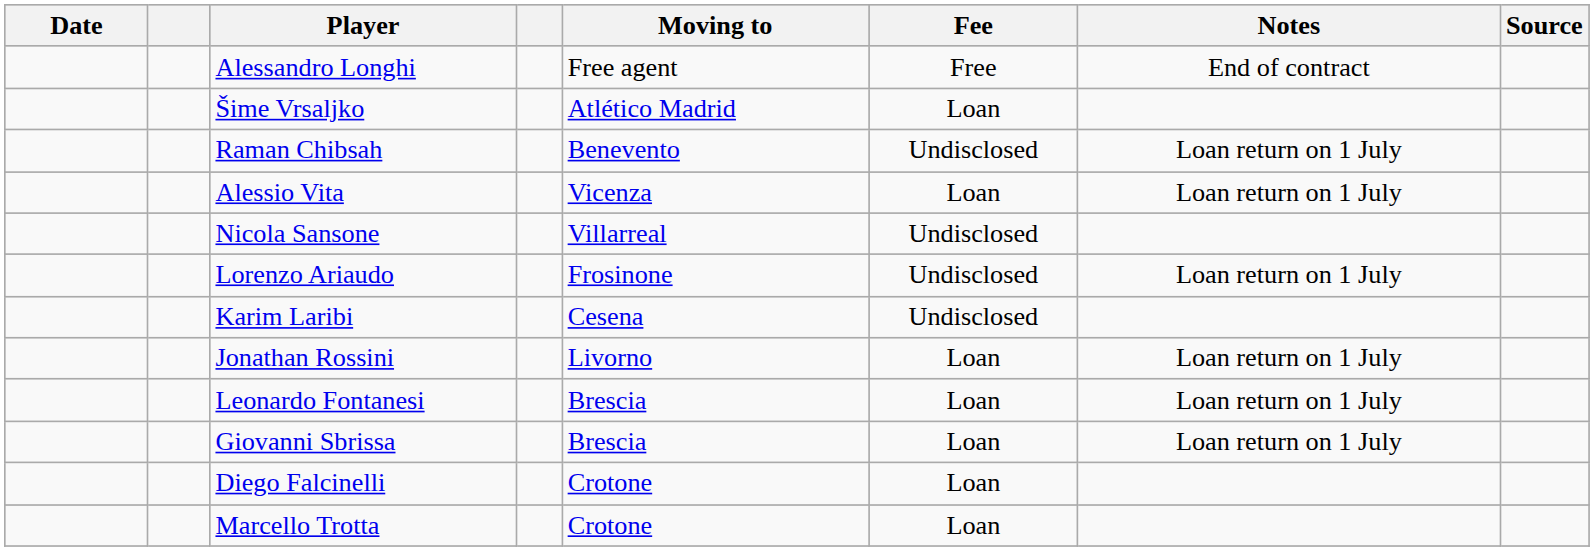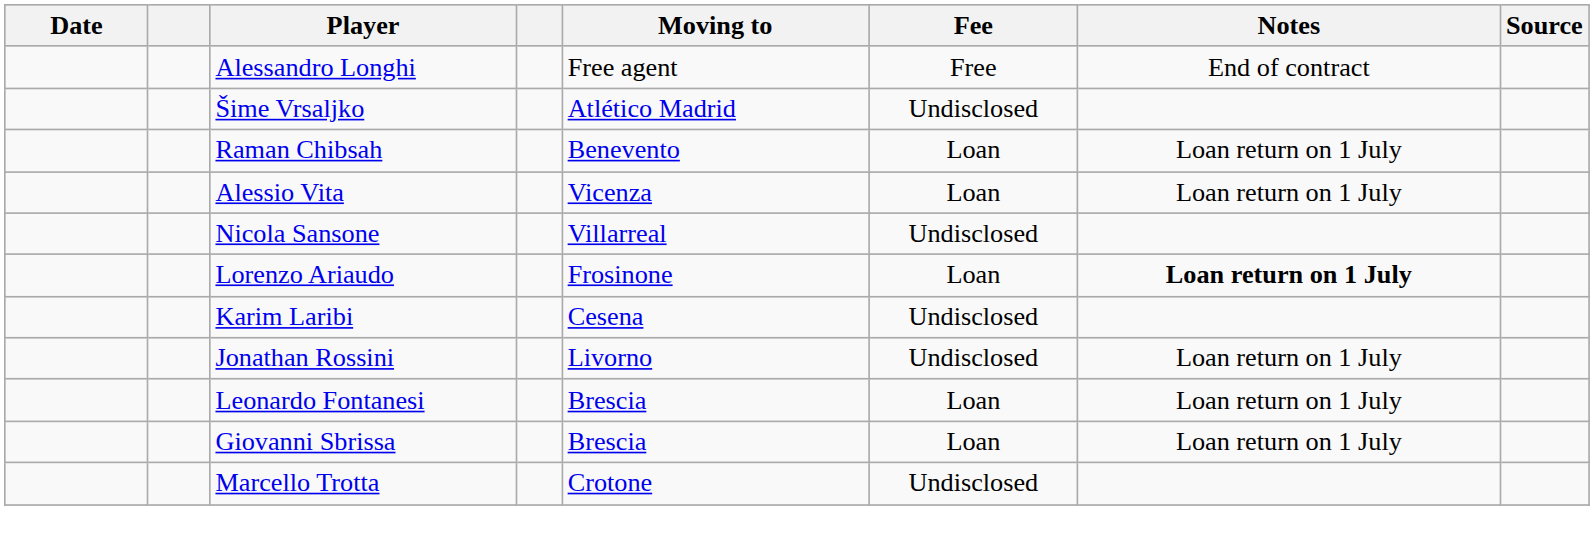(973, 108) Loan -> (973, 108) Undisclosed
(973, 150) Undisclosed -> (973, 150) Loan
(973, 274) Undisclosed -> (973, 274) Loan
(1289, 274) normal -> (1289, 274) bold
(973, 358) Loan -> (973, 358) Undisclosed
- row: (300, 483)
(973, 524) Loan -> (973, 483) Undisclosed
